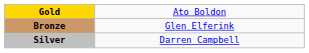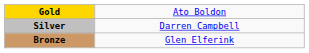rows swapped: (49, 40) <-> (49, 26)
